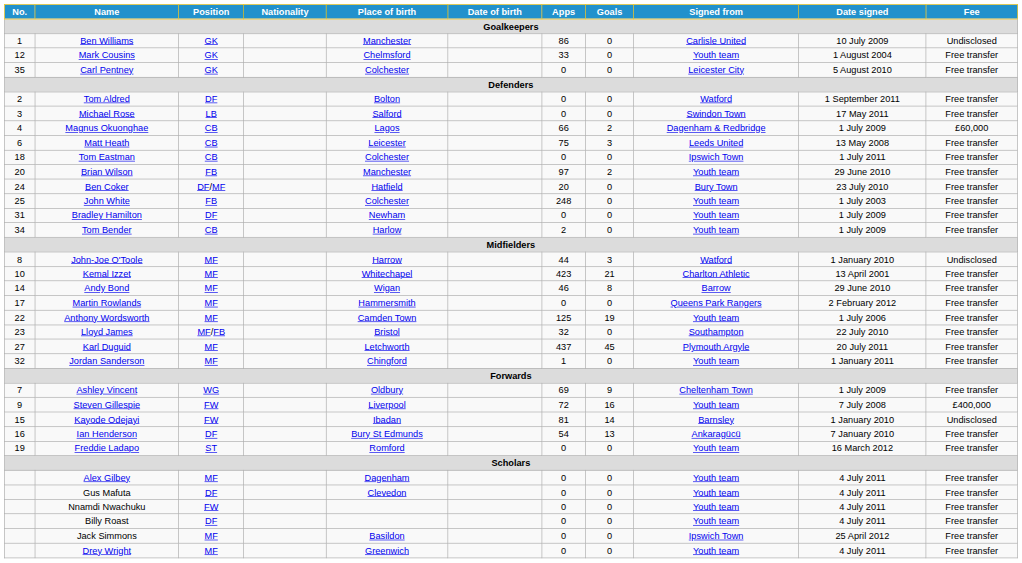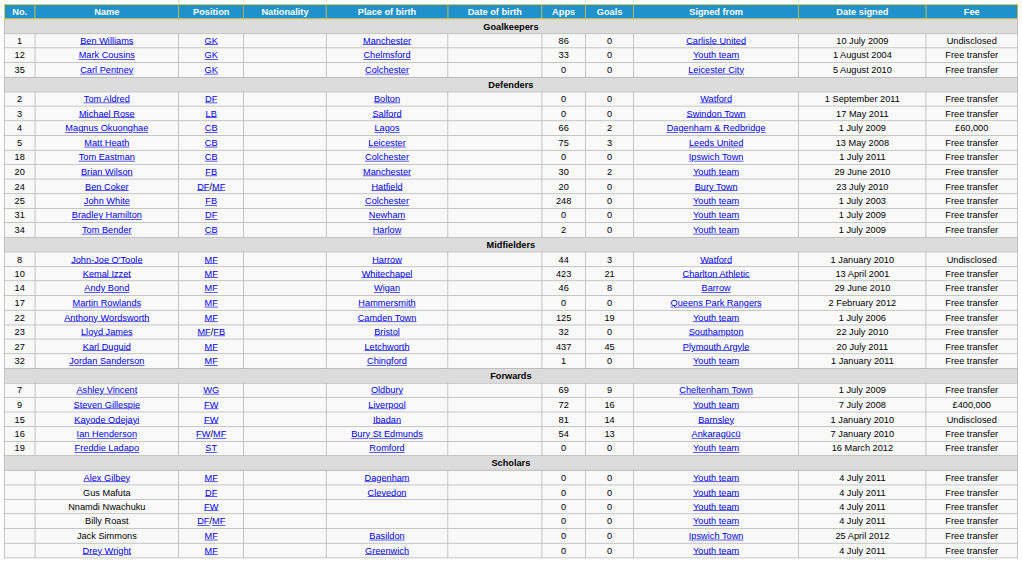(20, 143) 6 -> (20, 143) 5
(564, 172) 97 -> (564, 172) 30
(211, 434) DF -> (211, 434) FW/MF
(211, 522) DF -> (211, 522) DF/MF
